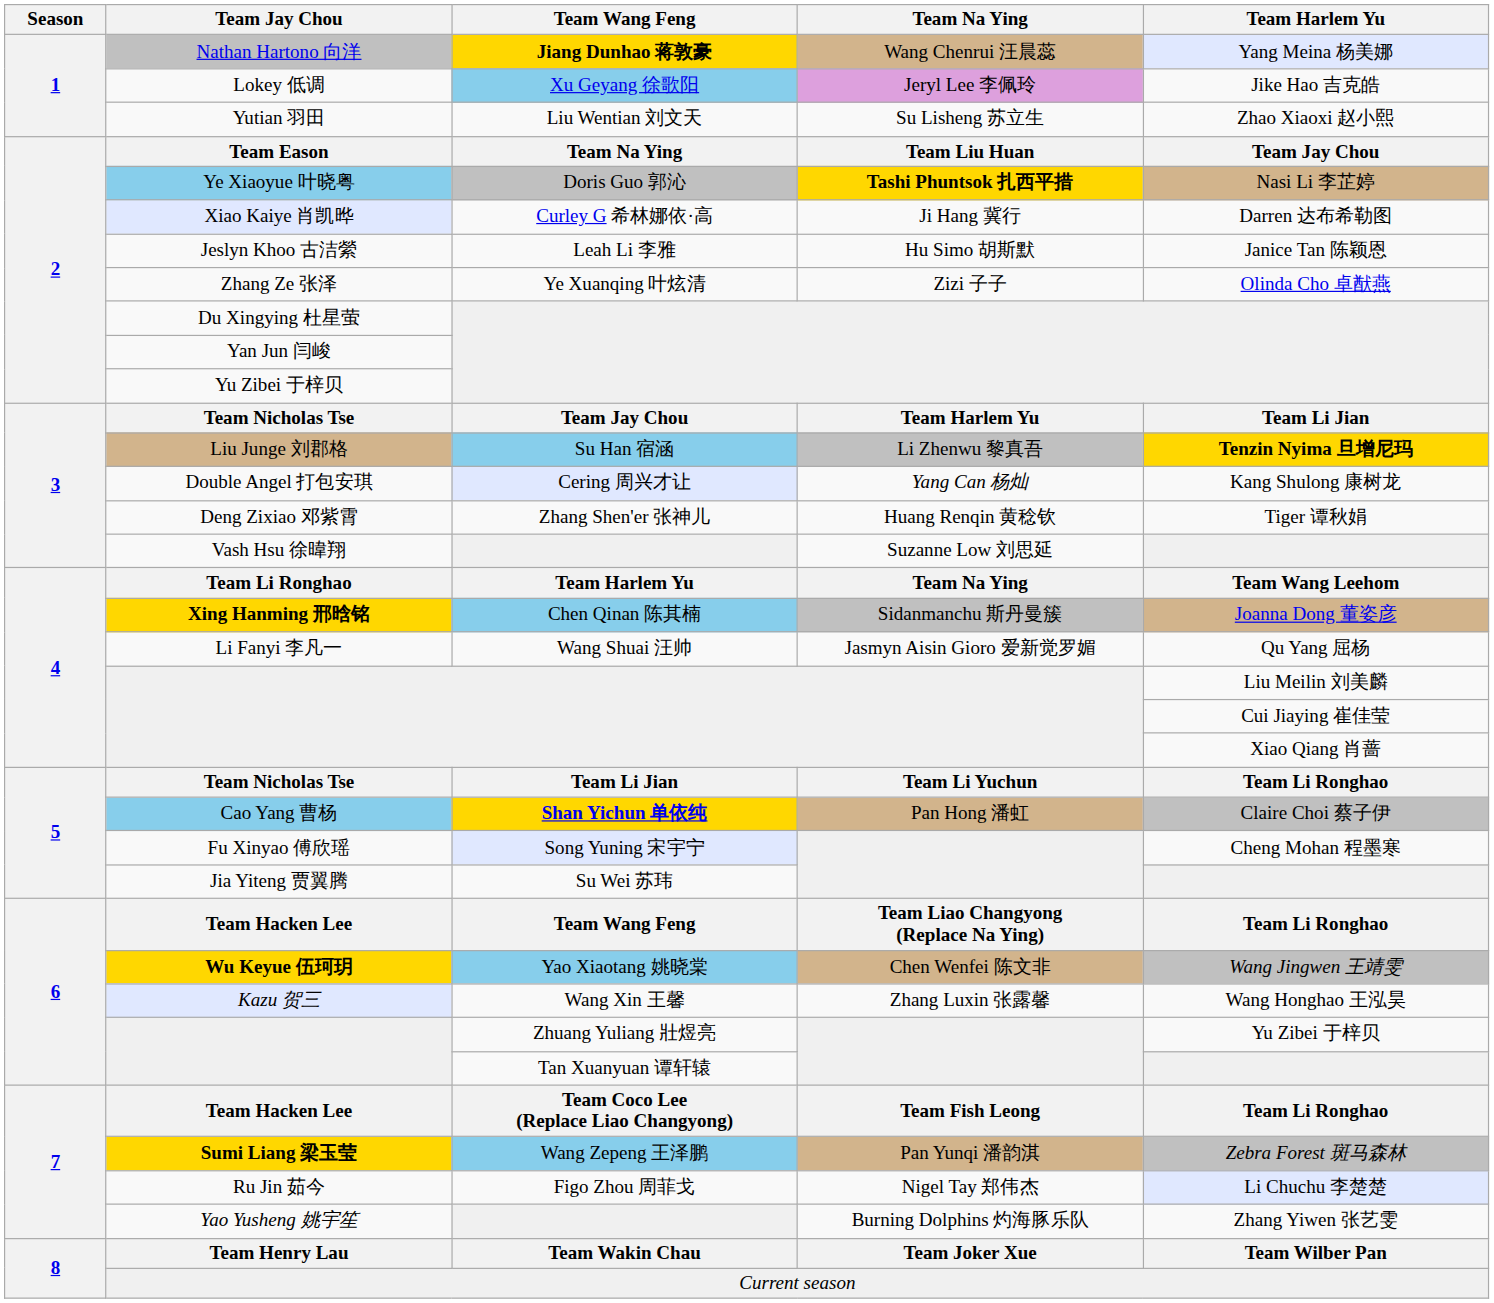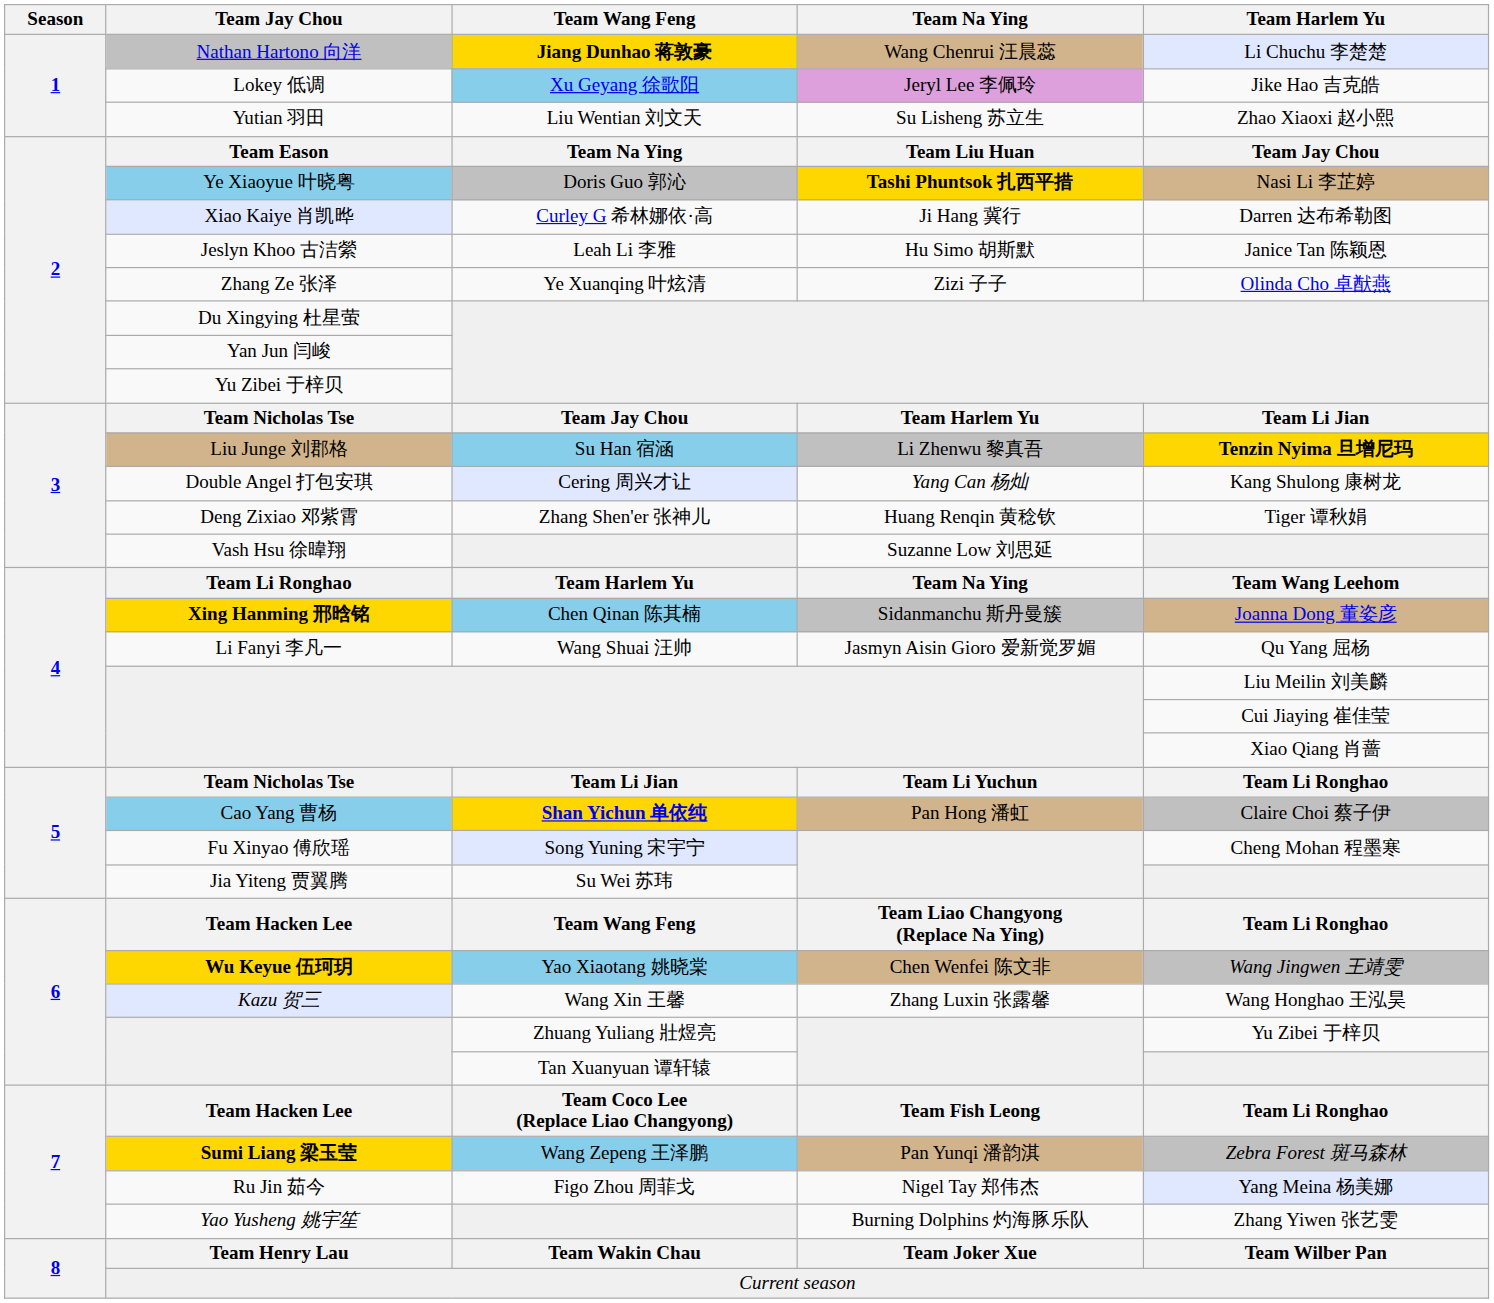(1316, 50) Yang Meina 杨美娜 -> (1316, 50) Li Chuchu 李楚楚
(1316, 1186) Li Chuchu 李楚楚 -> (1316, 1186) Yang Meina 杨美娜
